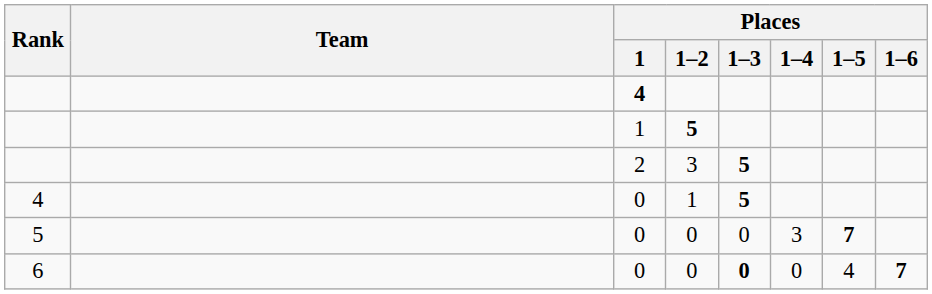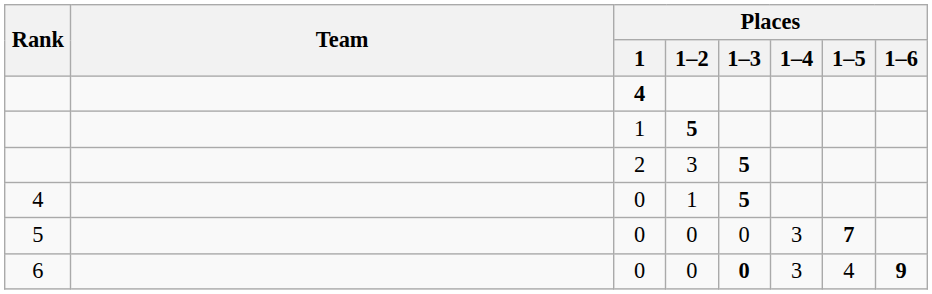(796, 270) 0 -> (796, 270) 3
(901, 270) 7 -> (901, 270) 9
